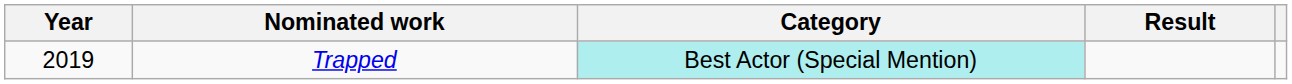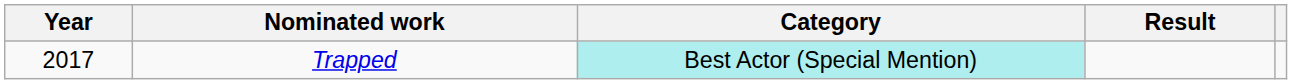(68, 59) 2019 -> (68, 59) 2017
